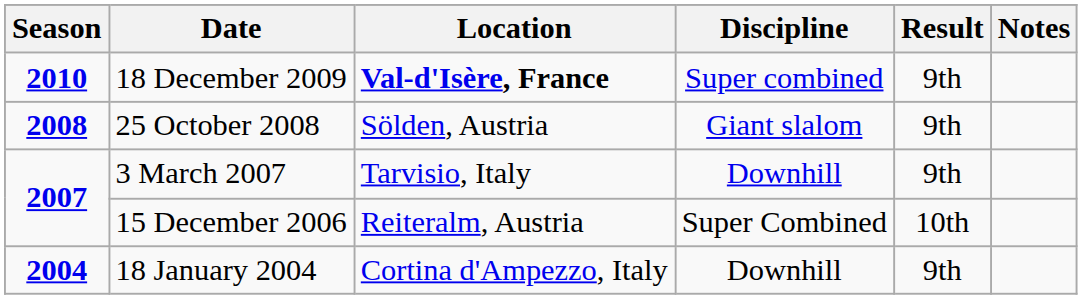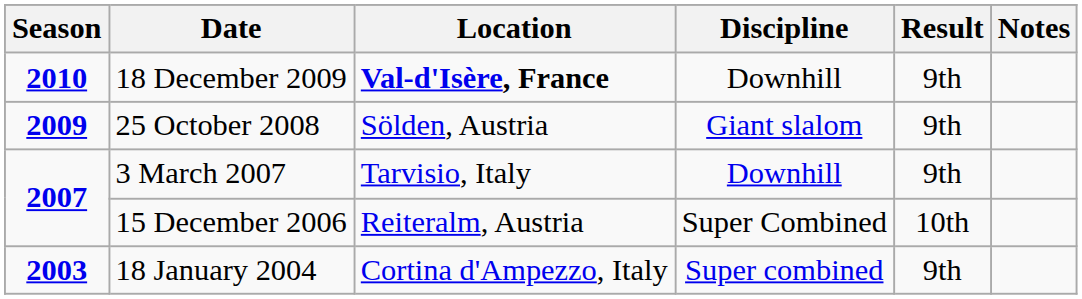(784, 76) Super combined -> (784, 76) Downhill
(57, 125) 2008 -> (57, 125) 2009
(57, 269) 2004 -> (57, 269) 2003
(784, 269) Downhill -> (784, 269) Super combined
